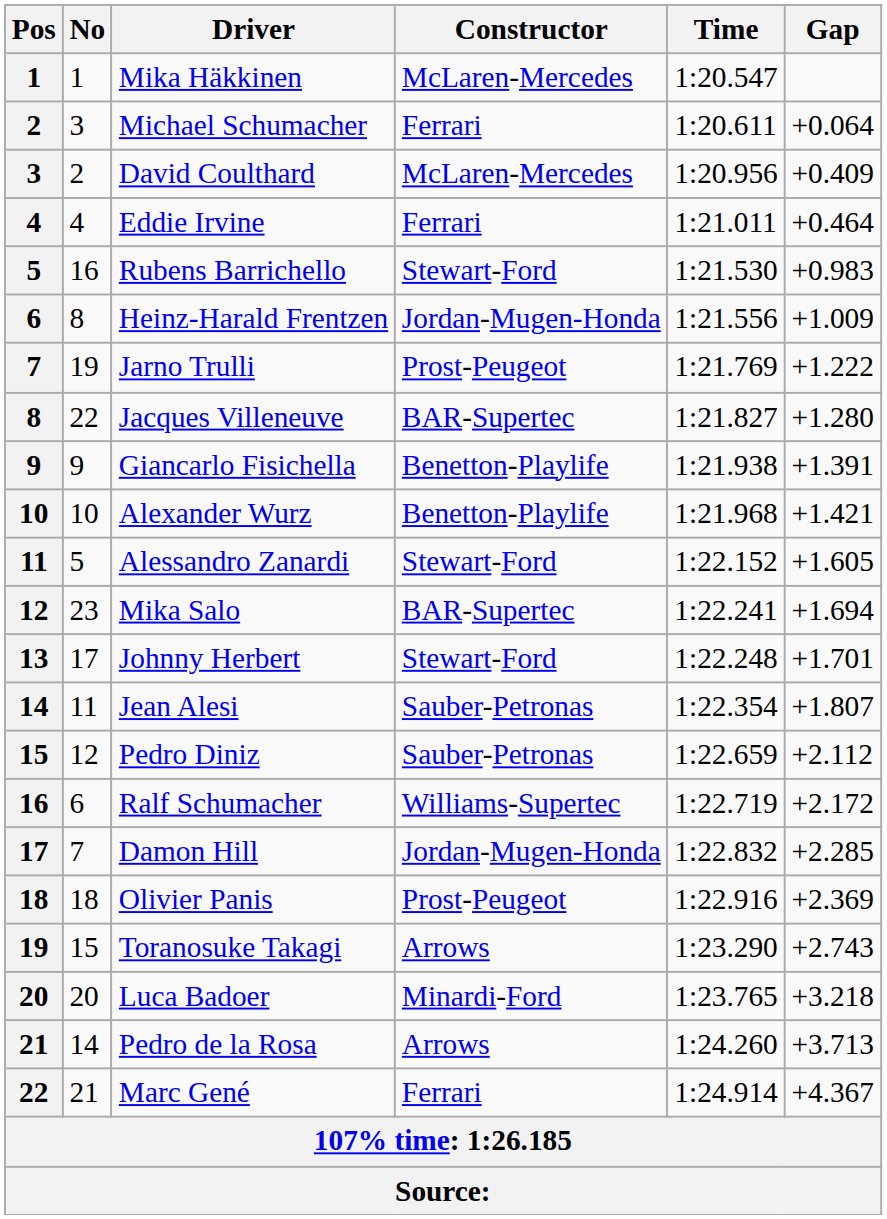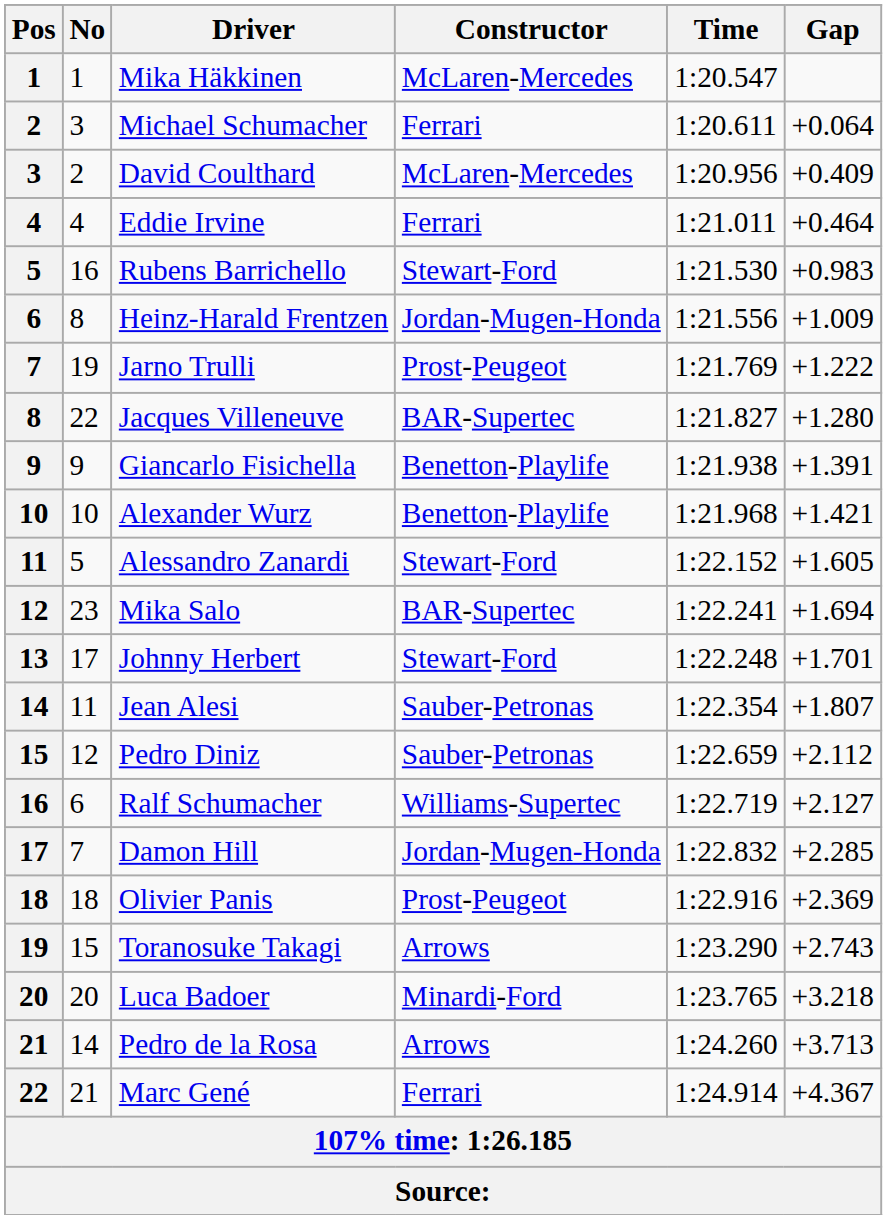(833, 802) +2.172 -> (833, 802) +2.127
